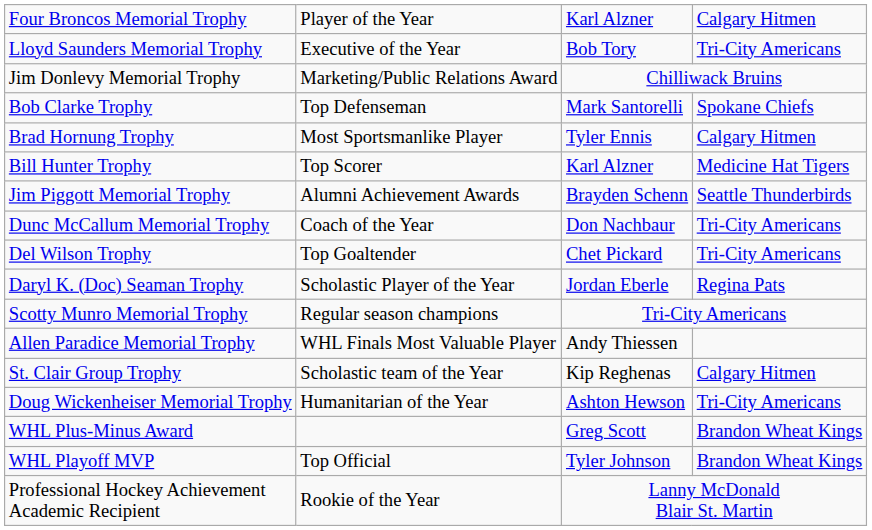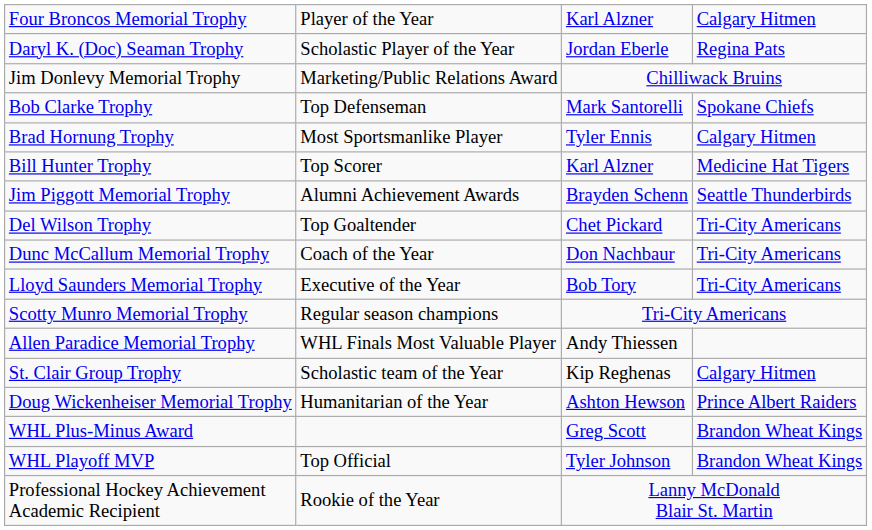rows swapped: (126, 284) <-> (135, 48)
rows swapped: (80, 254) <-> (139, 225)
(769, 401) Tri-City Americans -> (777, 401) Prince Albert Raiders
